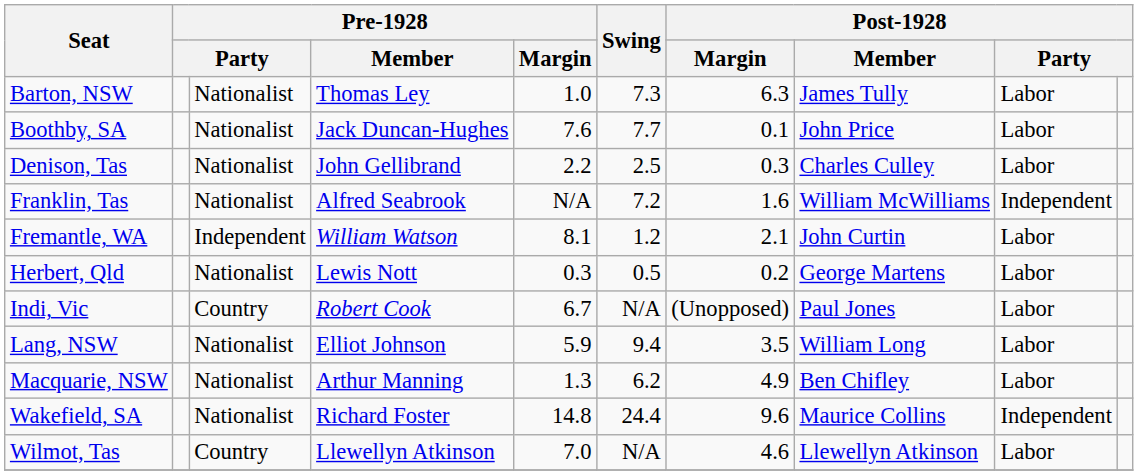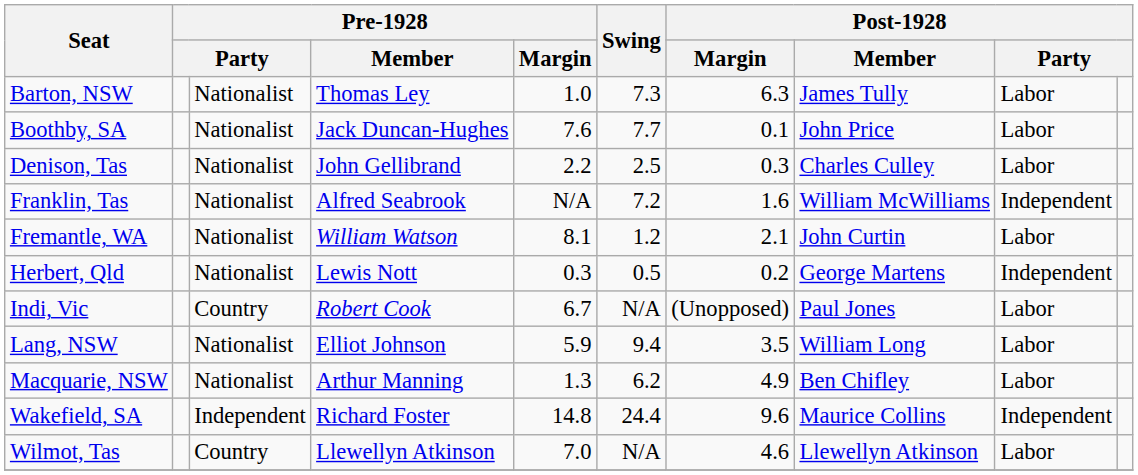(250, 237) Independent -> (244, 237) Nationalist
(1027, 272) Labor -> (1056, 272) Independent
(244, 415) Nationalist -> (250, 415) Independent
